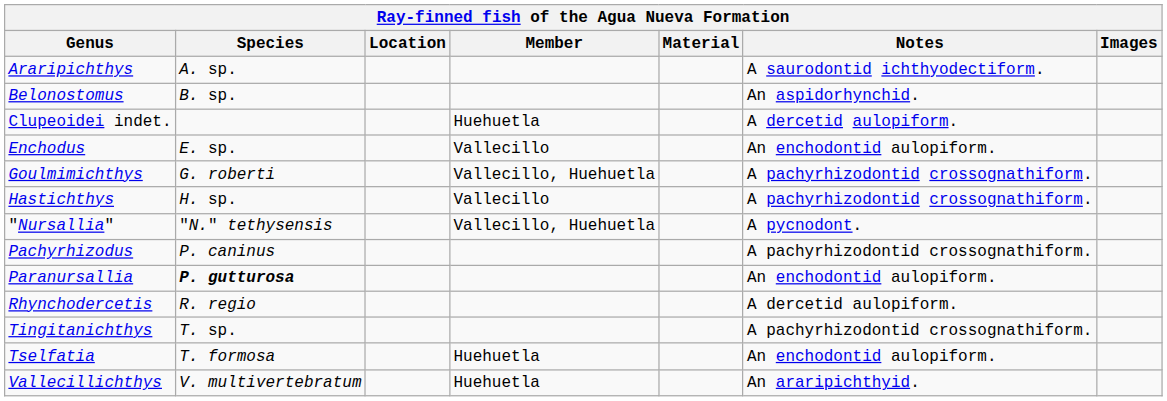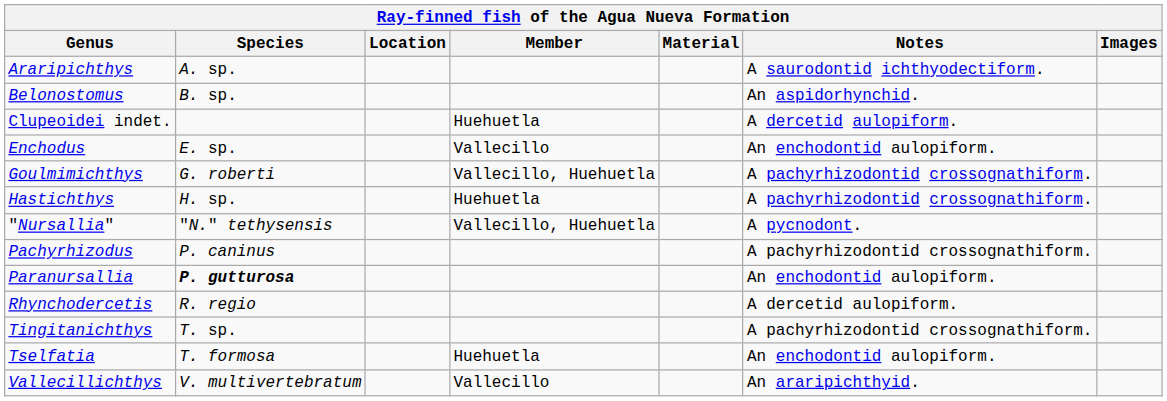(501, 200) Vallecillo -> (497, 200) Huehuetla
(497, 382) Huehuetla -> (501, 382) Vallecillo
